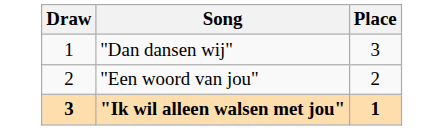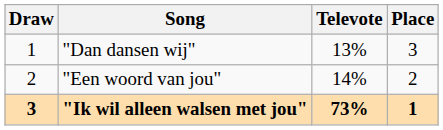+ column: (349, 19)
